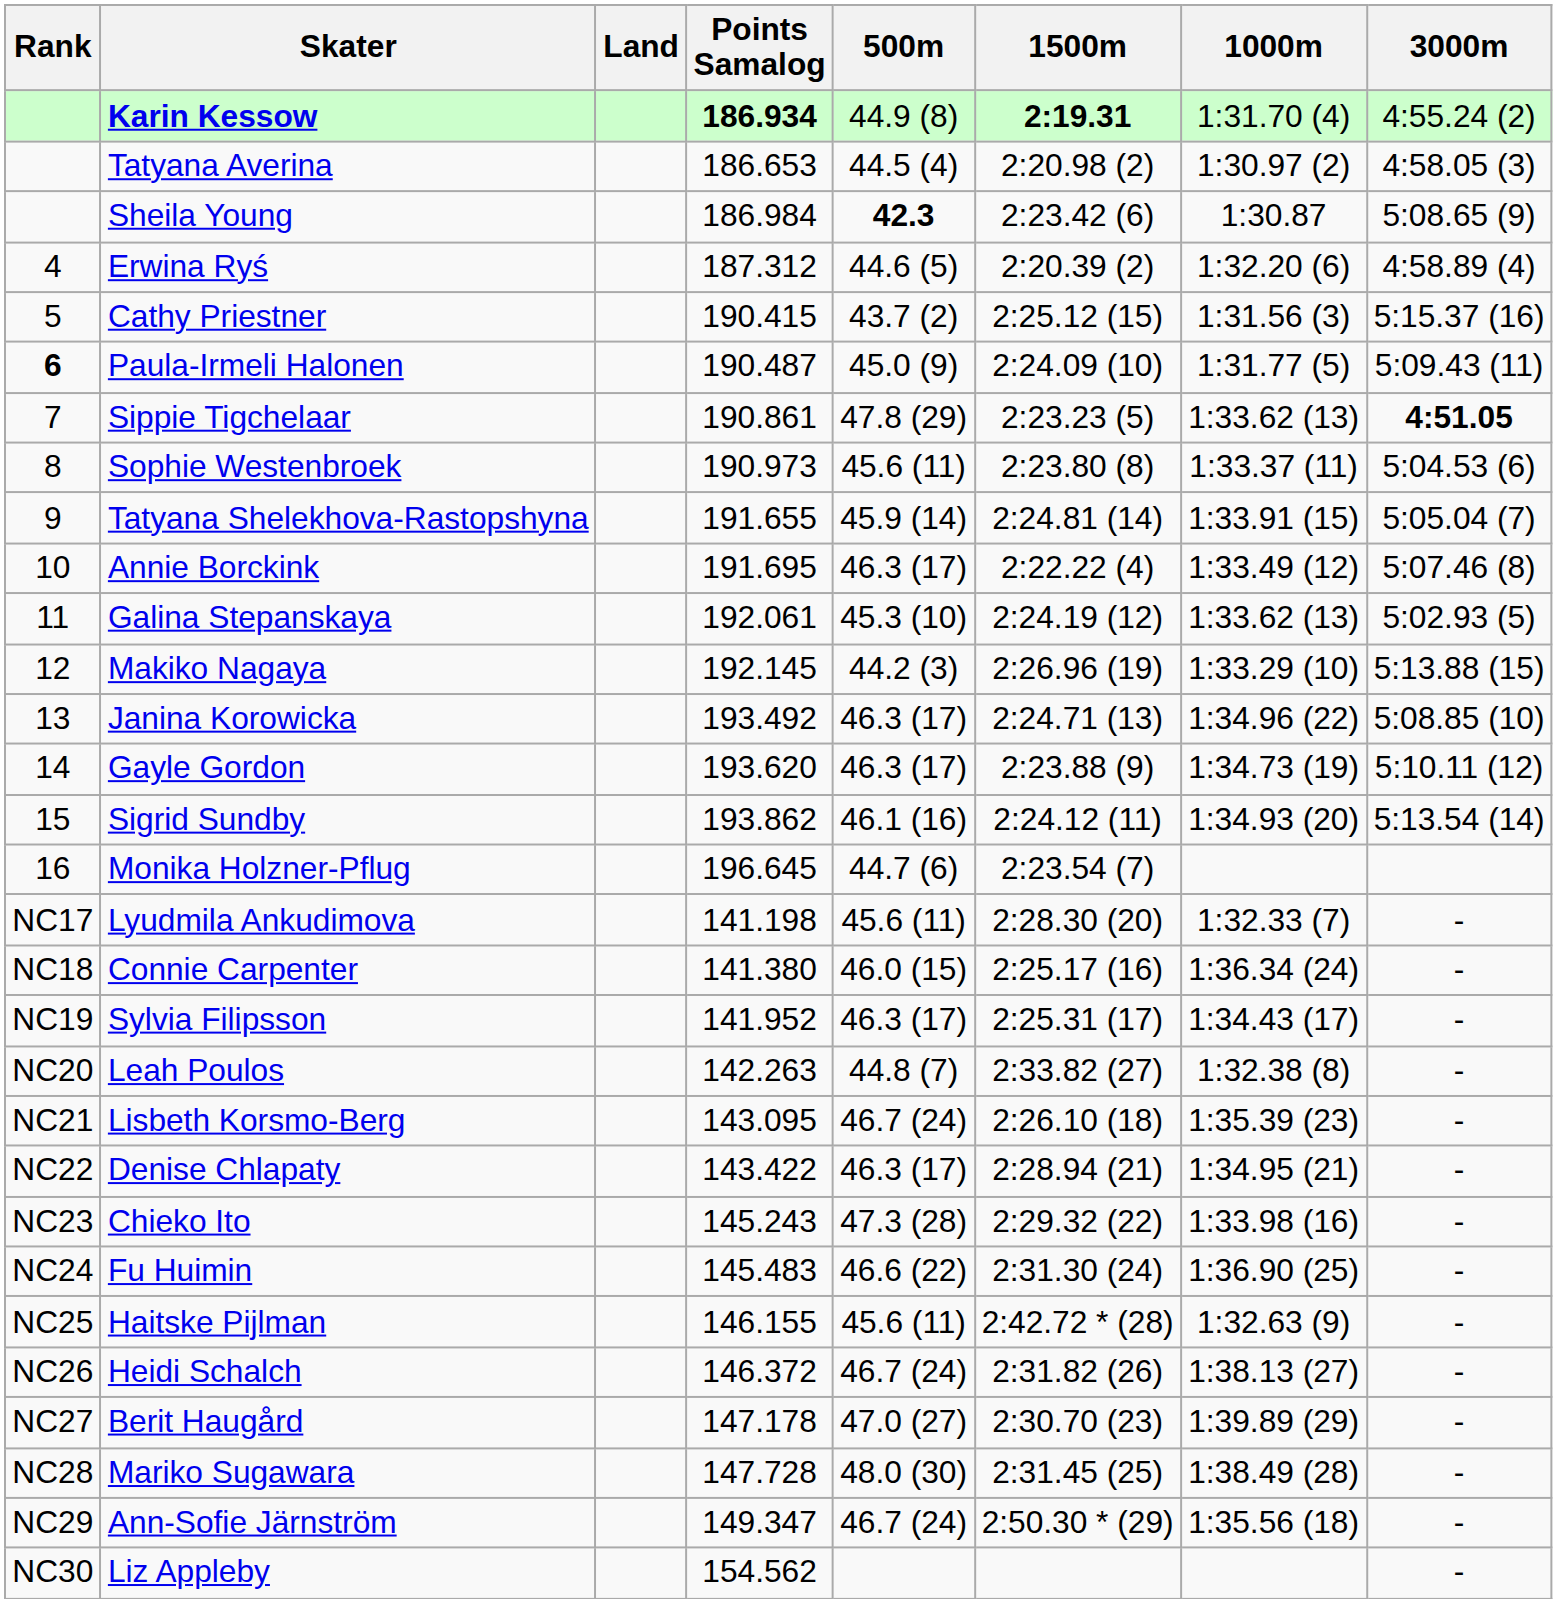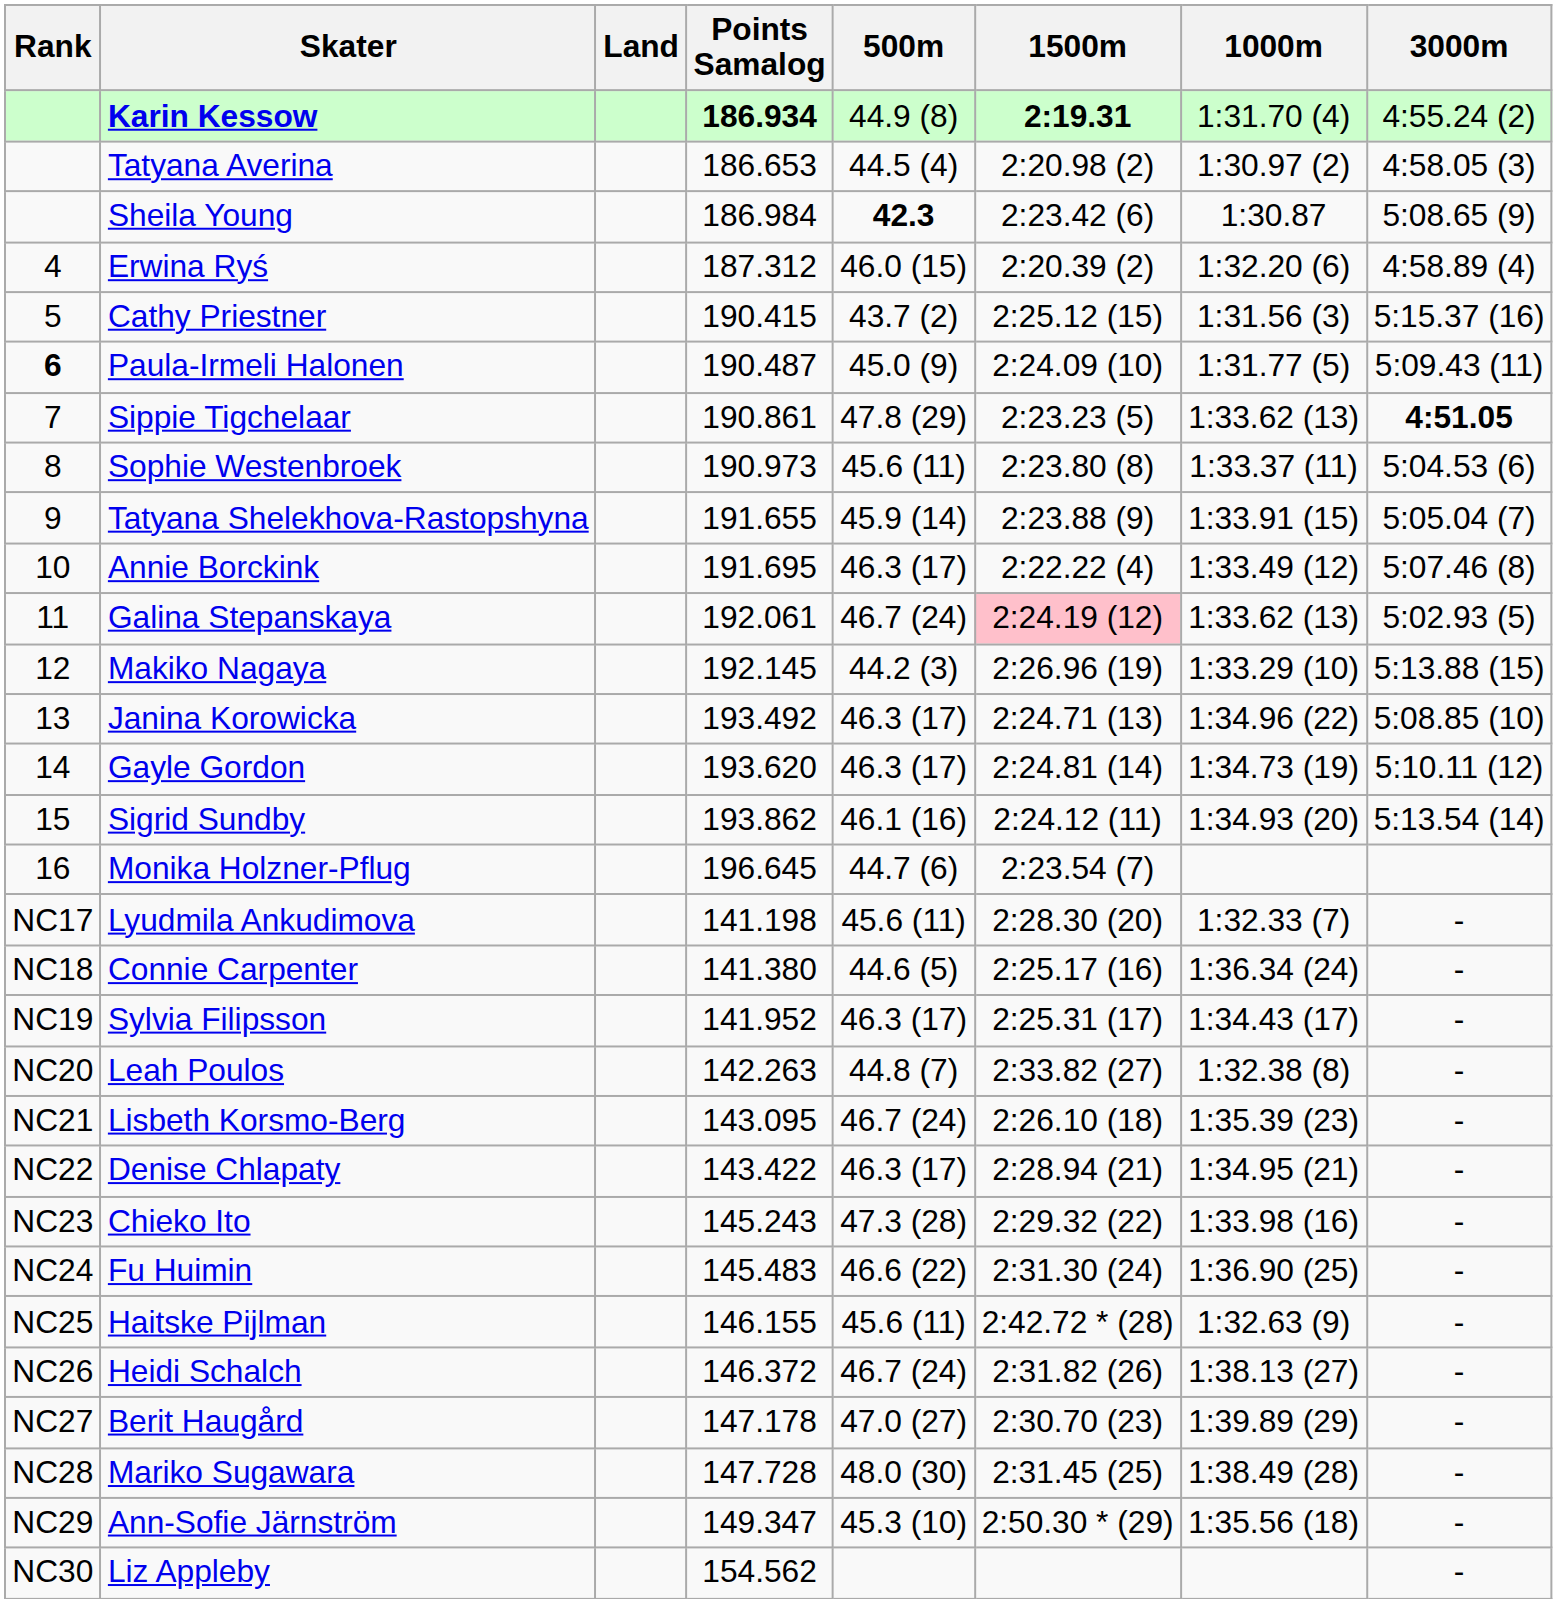(904, 266) 44.6 (5) -> (904, 266) 46.0 (15)
(1078, 517) 2:24.81 (14) -> (1078, 517) 2:23.88 (9)
(904, 617) 45.3 (10) -> (904, 617) 46.7 (24)
(1078, 617) no background -> (1078, 617) pink background
(1078, 768) 2:23.88 (9) -> (1078, 768) 2:24.81 (14)
(904, 969) 46.0 (15) -> (904, 969) 44.6 (5)
(904, 1522) 46.7 (24) -> (904, 1522) 45.3 (10)
